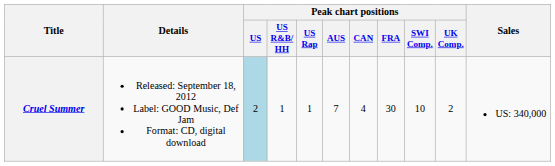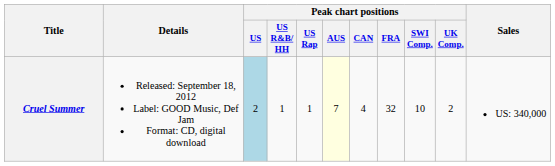(336, 108) no background -> (336, 108) lightyellow background
(391, 108) 30 -> (391, 108) 32
